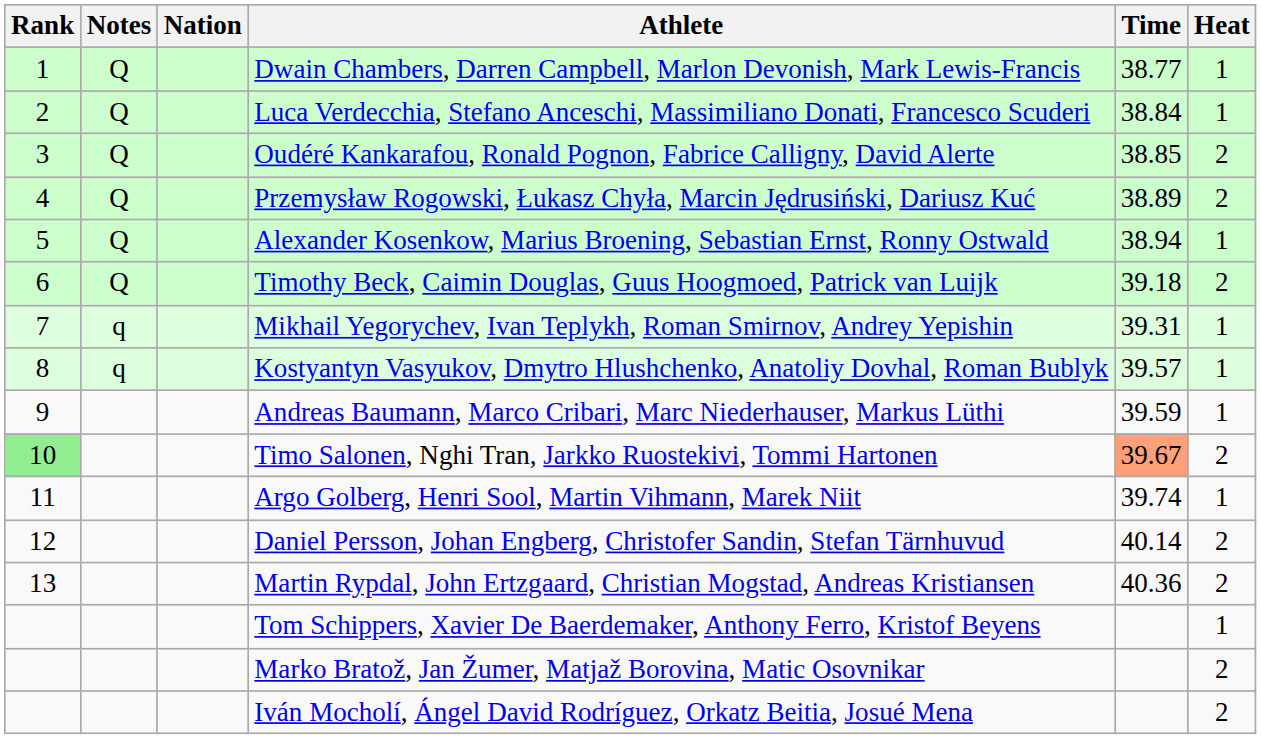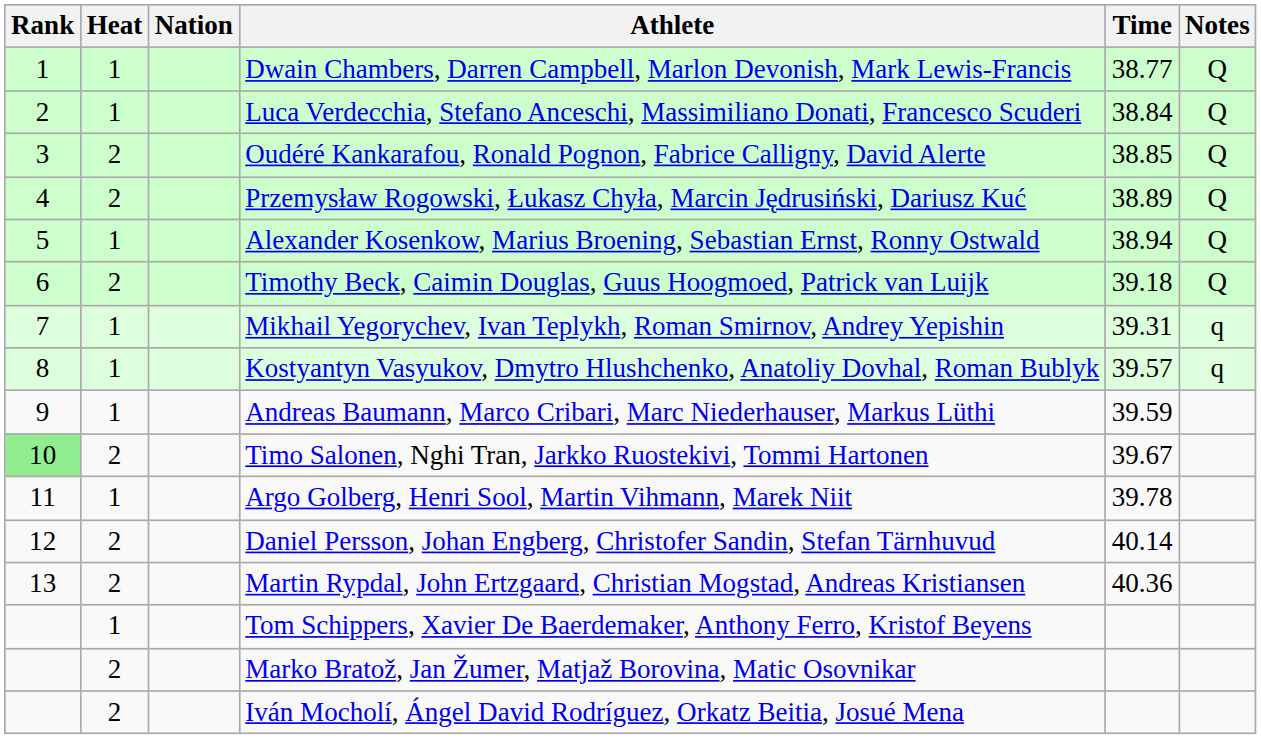columns swapped: (1222, 25) <-> (119, 25)
(1151, 454) lightsalmon background -> (1142, 454) no background
(1151, 497) 39.74 -> (1142, 497) 39.78
